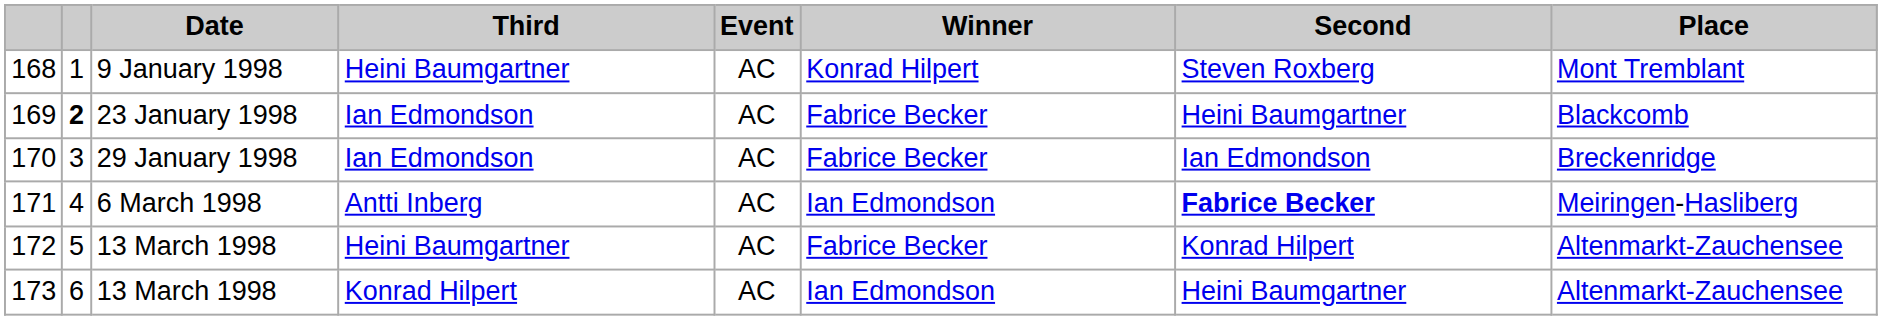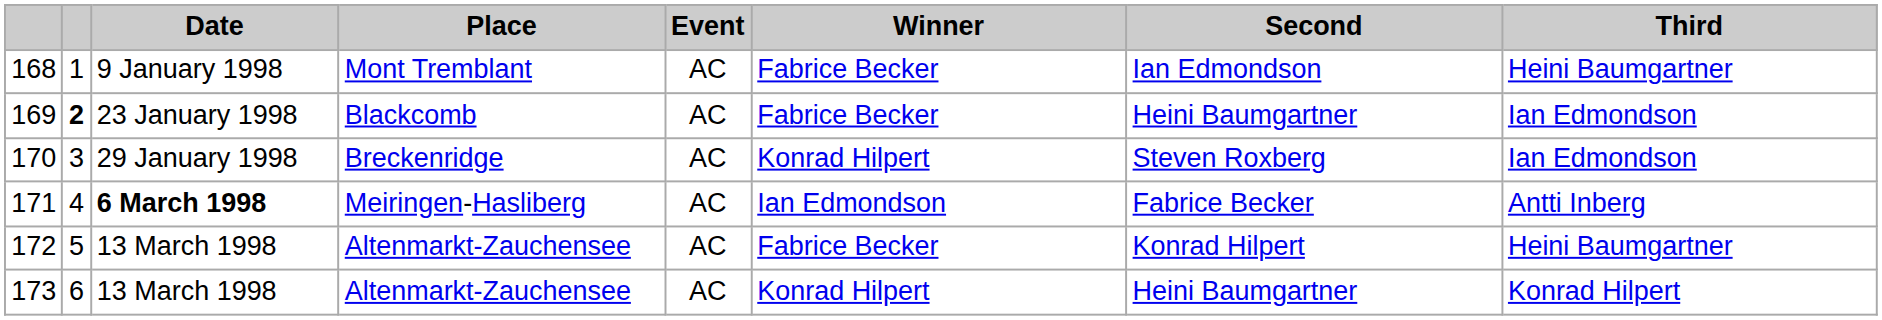columns swapped: (1714, 26) <-> (526, 26)
(892, 70) Konrad Hilpert -> (848, 70) Fabrice Becker
(1278, 70) Steven Roxberg -> (1227, 70) Ian Edmondson
(897, 158) Fabrice Becker -> (843, 158) Konrad Hilpert
(1276, 158) Ian Edmondson -> (1229, 158) Steven Roxberg
(179, 202) normal -> (181, 202) bold
(1278, 202) bold -> (1223, 202) normal
(901, 290) Ian Edmondson -> (843, 290) Konrad Hilpert
